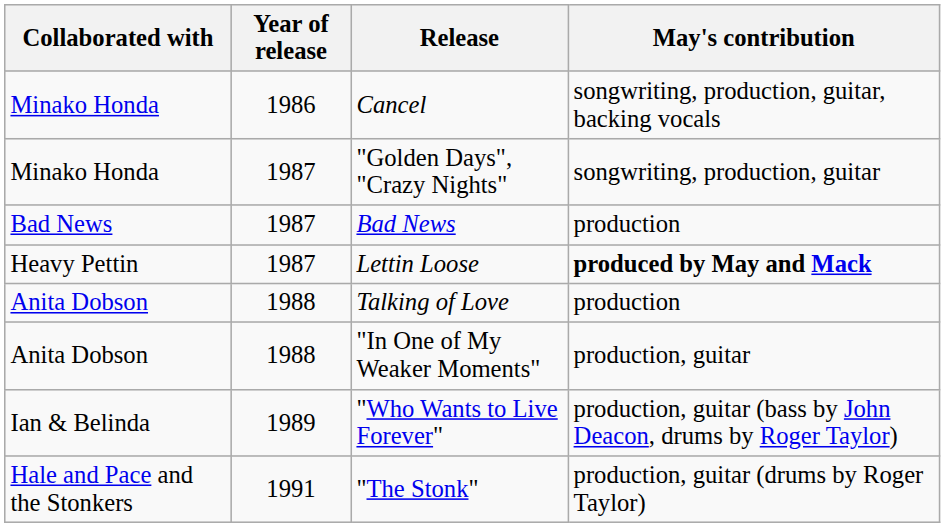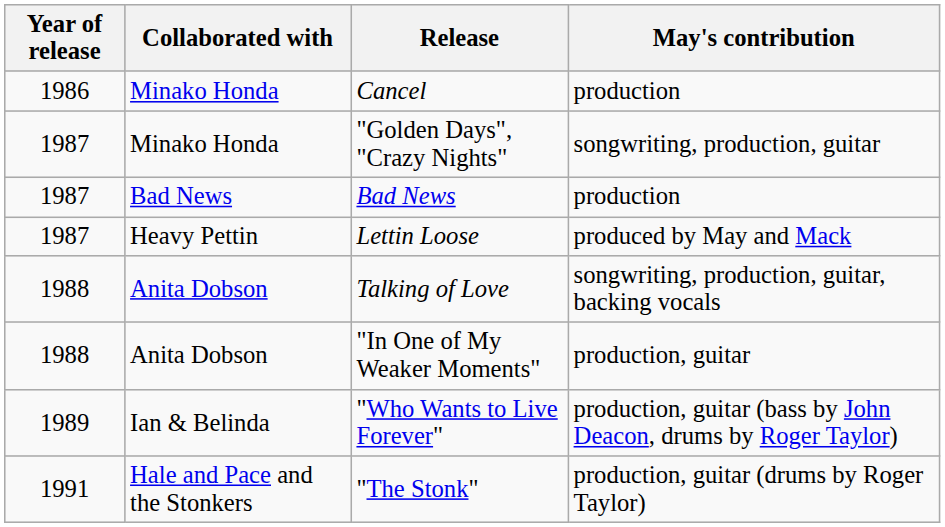columns swapped: (291, 37) <-> (118, 37)
(729, 104) songwriting, production, guitar, backing vocals -> (627, 90) production
(723, 263) bold -> (712, 235) normal
(627, 302) production -> (729, 288) songwriting, production, guitar, backing vocals
